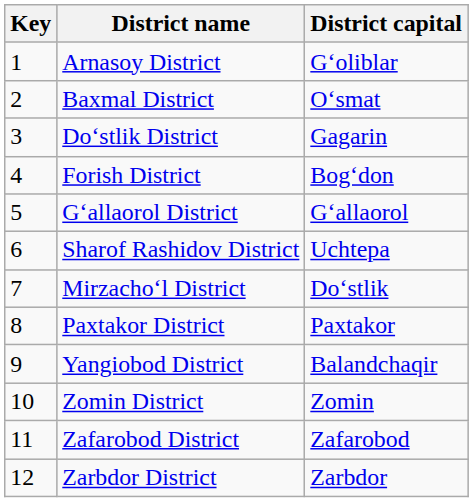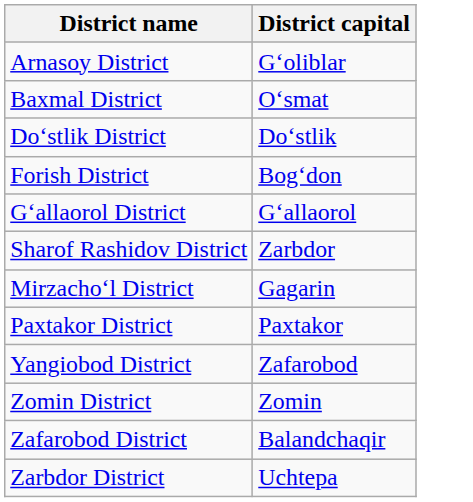- column: (31, 23)
(349, 136) Gagarin -> (297, 136) Doʻstlik
(350, 250) Uchtepa -> (297, 250) Zarbdor
(349, 288) Doʻstlik -> (297, 288) Gagarin
(374, 363) Balandchaqir -> (308, 363) Zafarobod
(360, 439) Zafarobod -> (322, 439) Balandchaqir
(349, 477) Zarbdor -> (298, 477) Uchtepa
